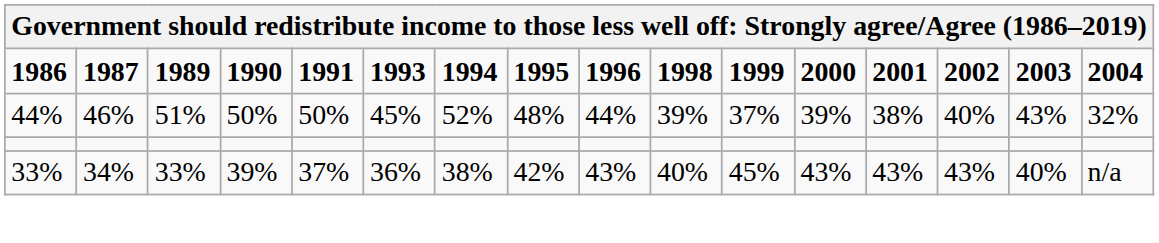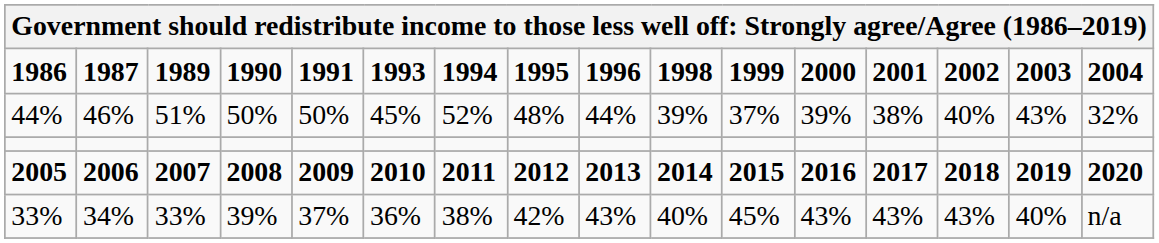+ row: (39, 171)
